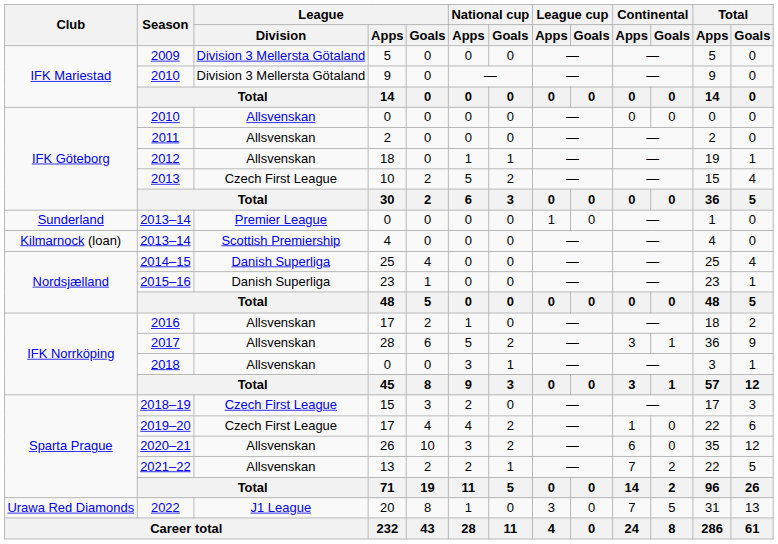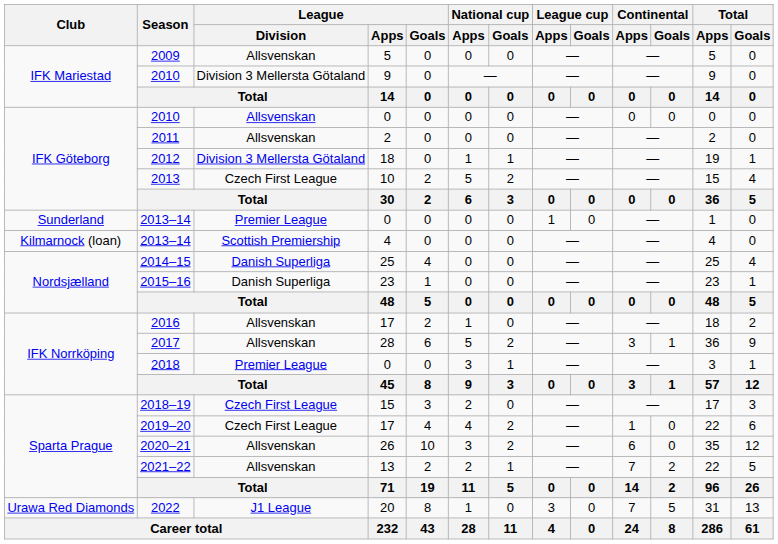(281, 55) Division 3 Mellersta Götaland -> (281, 55) Allsvenskan
(281, 158) Allsvenskan -> (281, 158) Division 3 Mellersta Götaland
(281, 364) Allsvenskan -> (281, 364) Premier League
